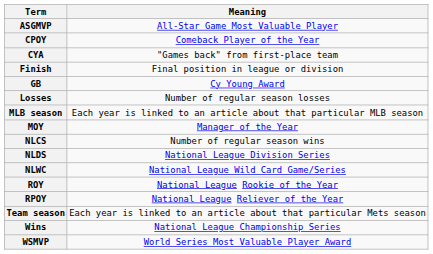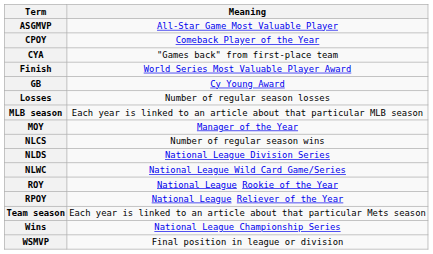(247, 69) Final position in league or division -> (247, 69) World Series Most Valuable Player Award
(247, 242) World Series Most Valuable Player Award -> (247, 242) Final position in league or division
